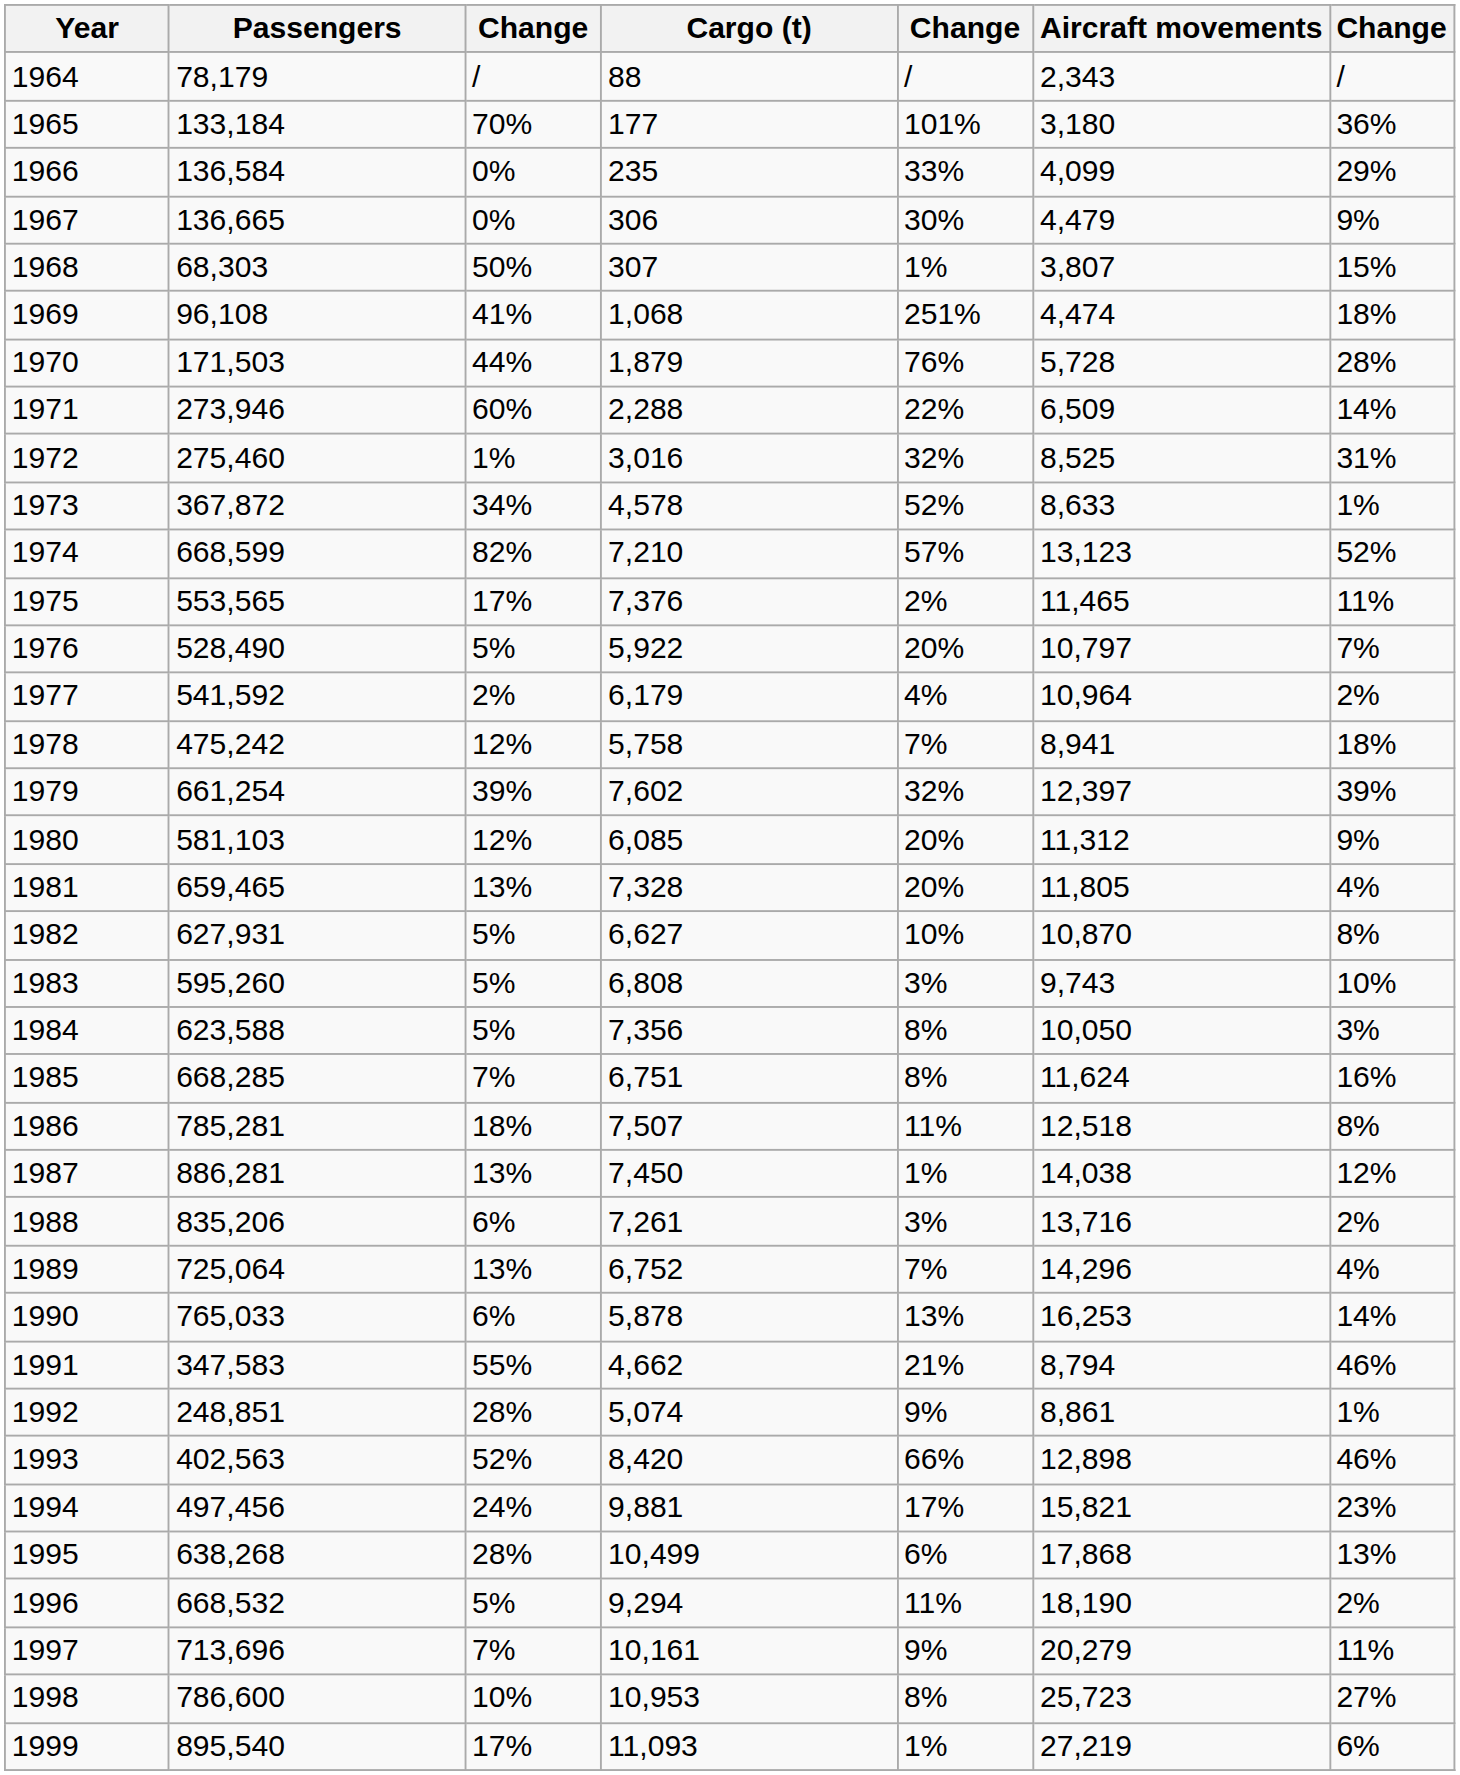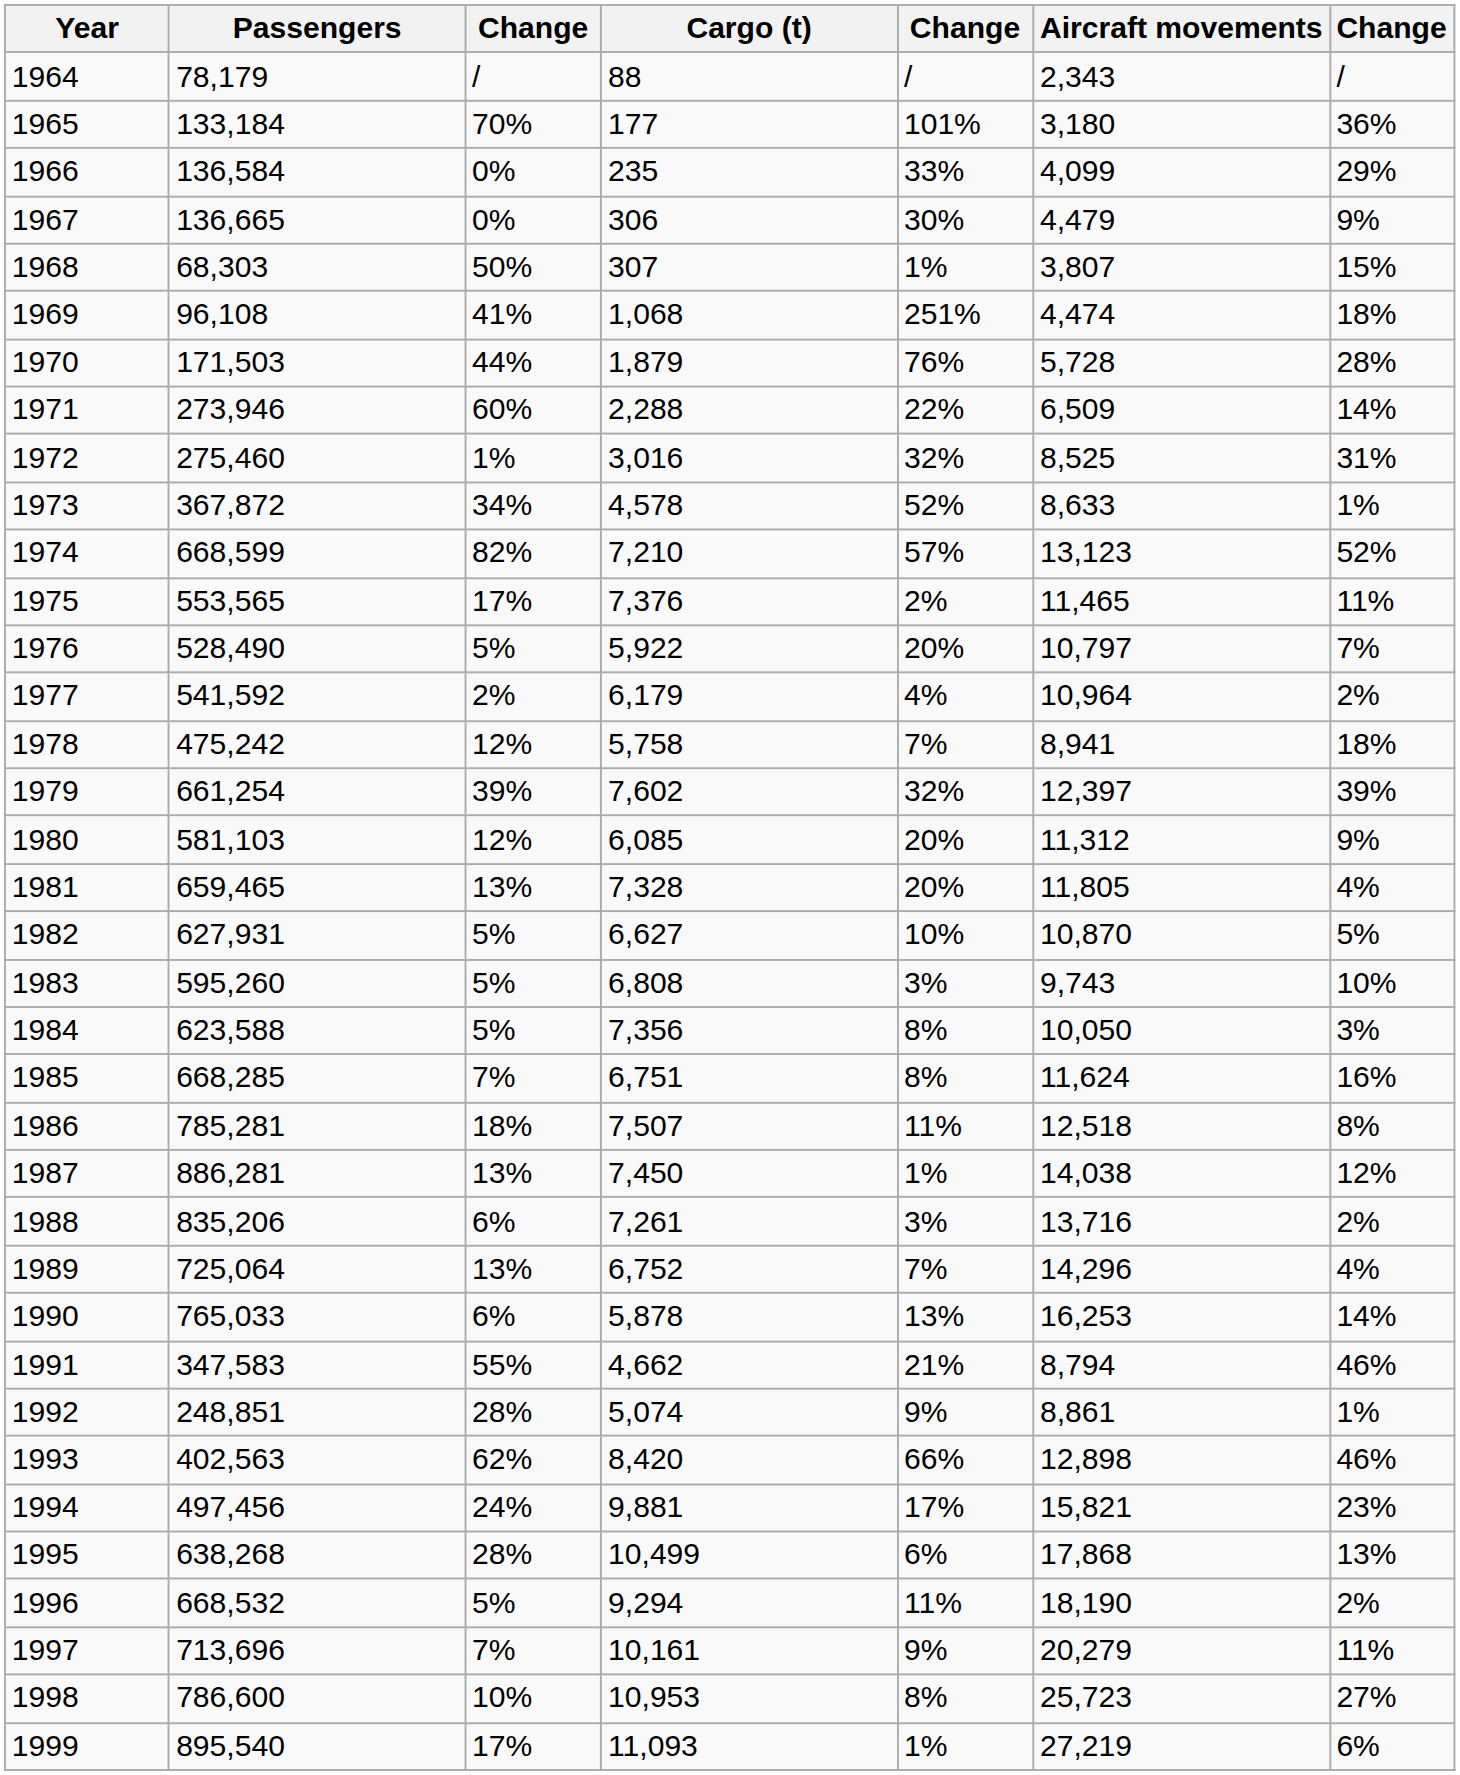(1358, 934) 8% -> (1358, 934) 5%
(502, 1459) 52% -> (502, 1459) 62%
